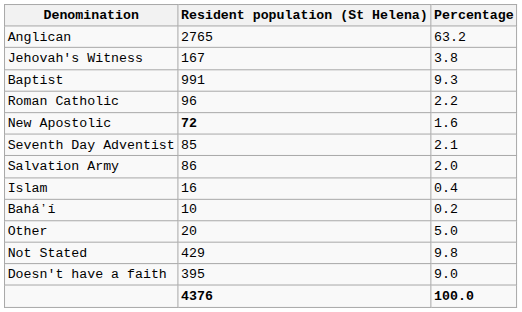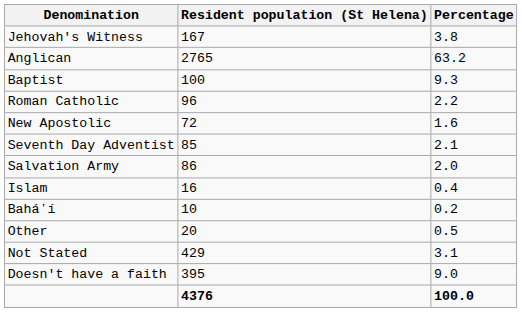rows swapped: (40, 37) <-> (75, 59)
(193, 80) 991 -> (193, 80) 100
(189, 123) bold -> (189, 123) normal
(446, 231) 5.0 -> (446, 231) 0.5
(446, 253) 9.8 -> (446, 253) 3.1
